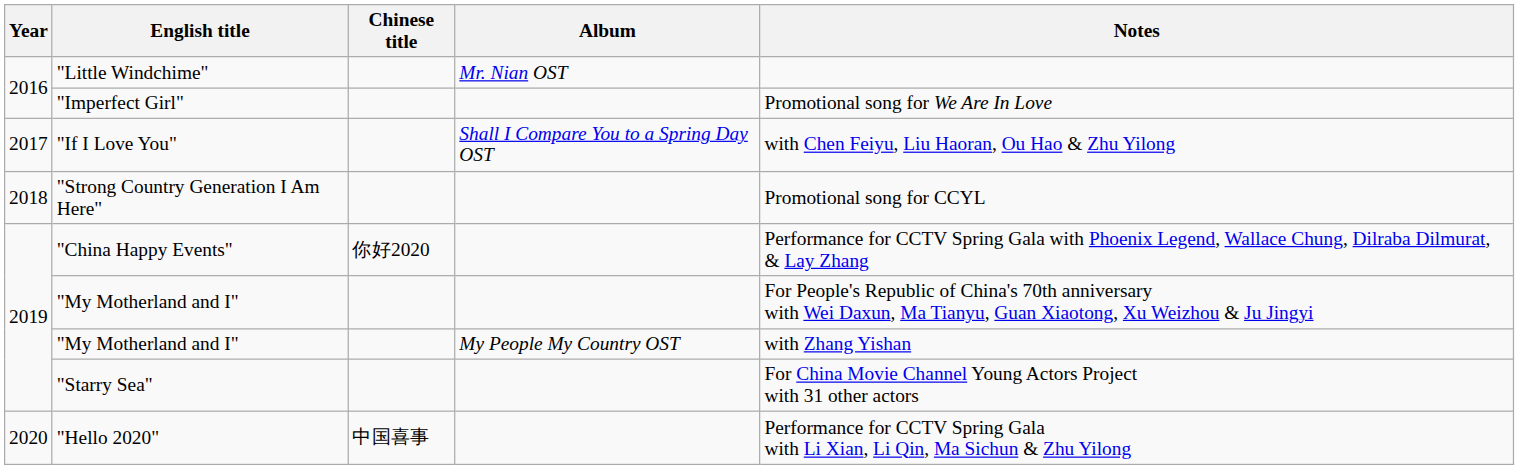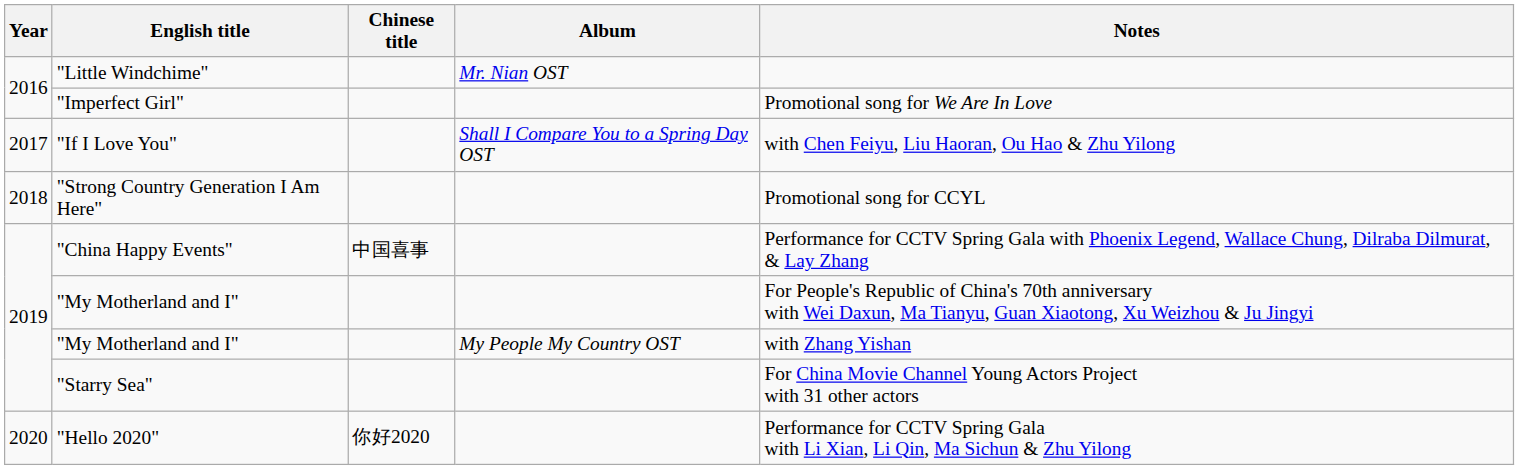(391, 248) 你好2020 -> (391, 248) 中国喜事
(391, 437) 中国喜事 -> (391, 437) 你好2020
